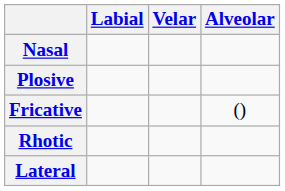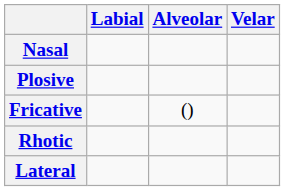columns swapped: (240, 19) <-> (174, 19)
